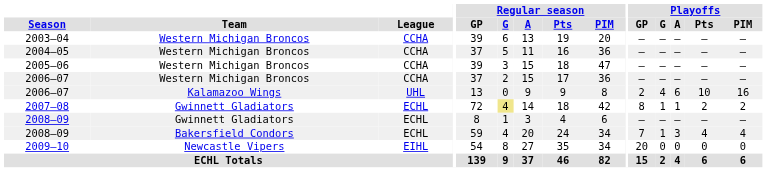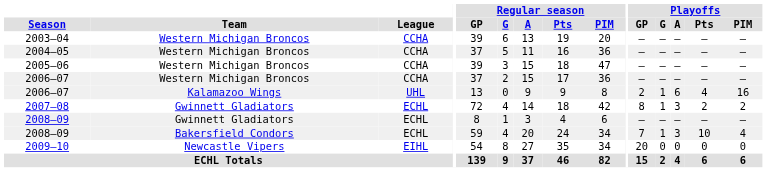(663, 92) 4 -> (663, 92) 1
(704, 92) 10 -> (704, 92) 4
(505, 106) khaki background -> (505, 106) no background
(677, 106) 1 -> (677, 106) 3
(704, 133) 4 -> (704, 133) 10
